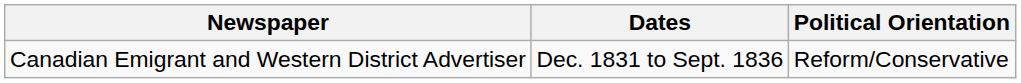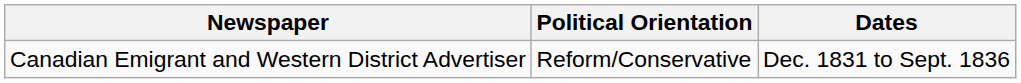columns swapped: (660, 22) <-> (902, 22)
